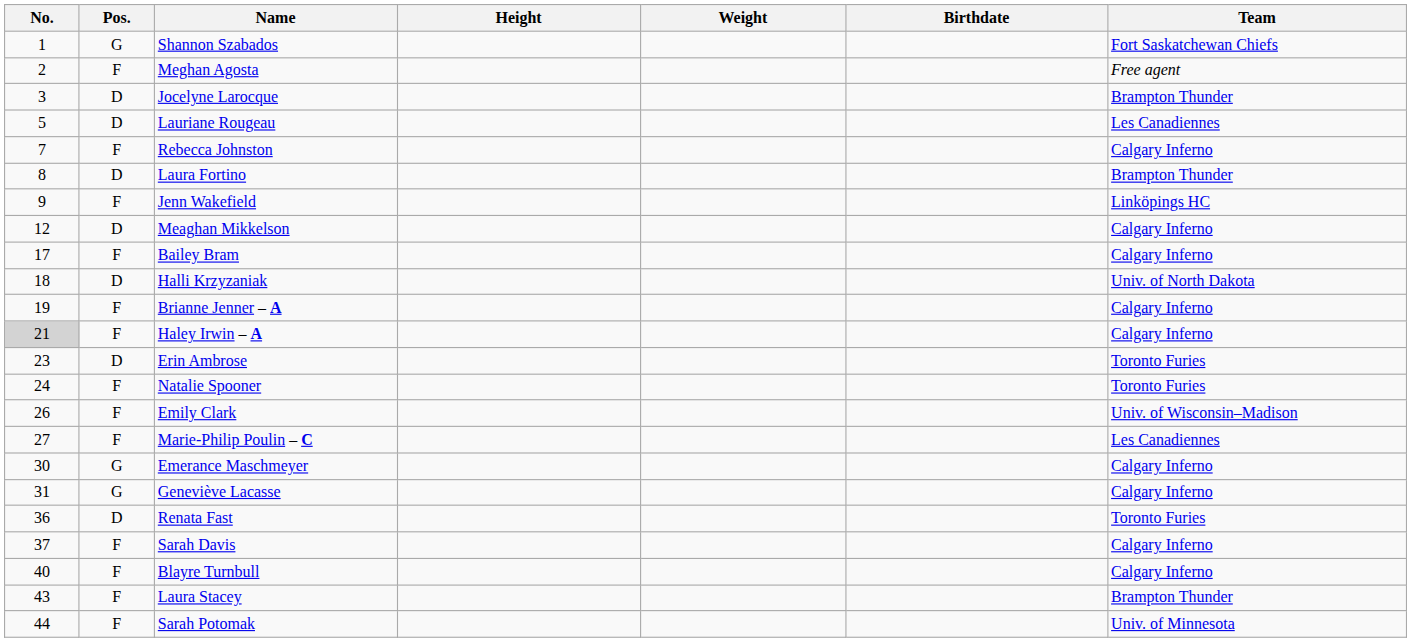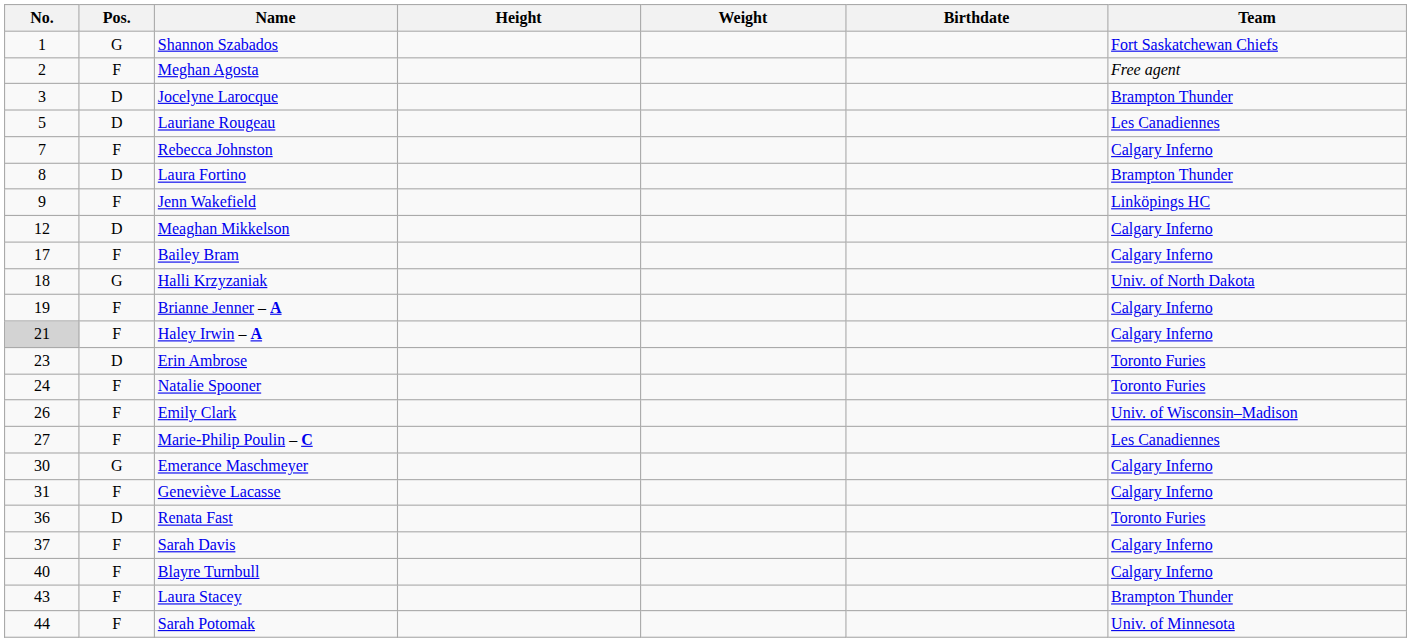(117, 281) D -> (117, 281) G
(117, 492) G -> (117, 492) F
